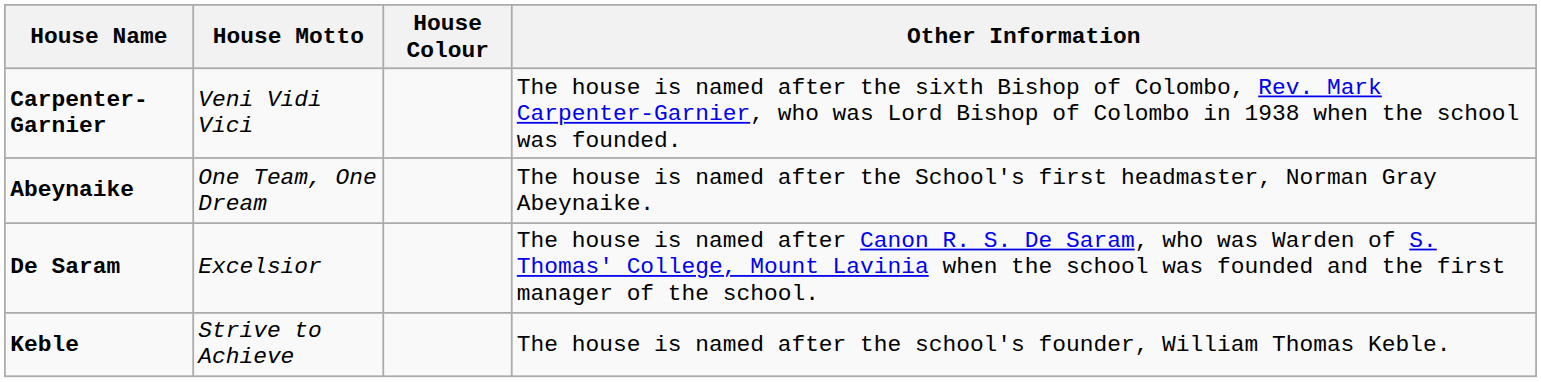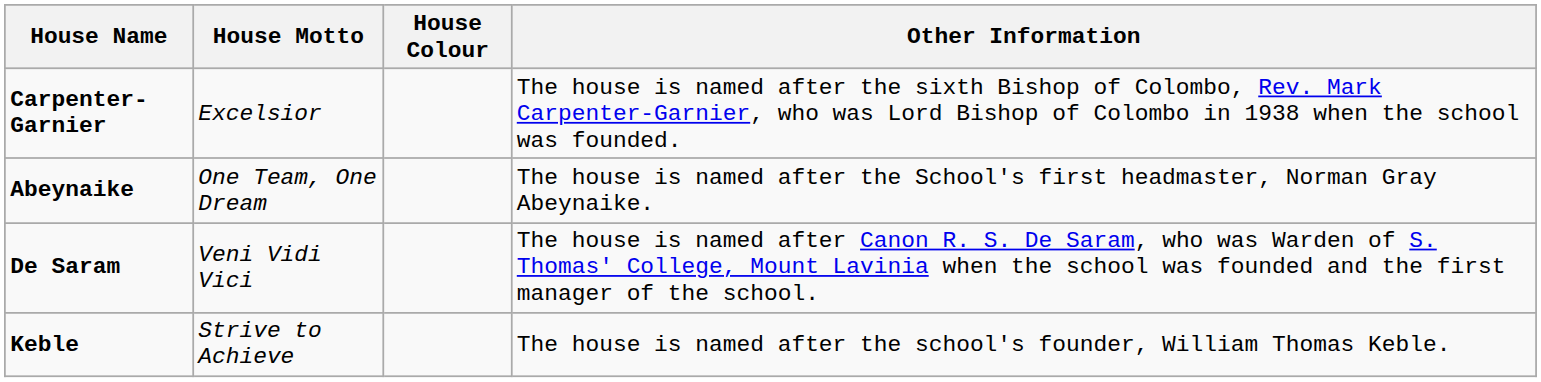(260, 114) Veni Vidi Vici -> (260, 114) Excelsior
(260, 267) Excelsior -> (260, 267) Veni Vidi Vici
